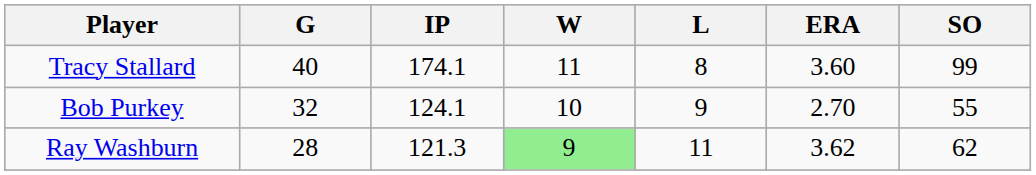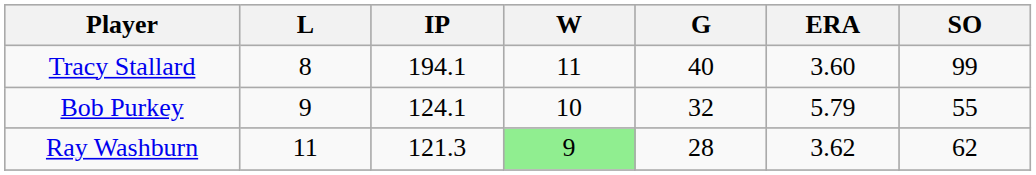columns swapped: (305, 25) <-> (701, 25)
(437, 66) 174.1 -> (437, 66) 194.1
(833, 107) 2.70 -> (833, 107) 5.79
